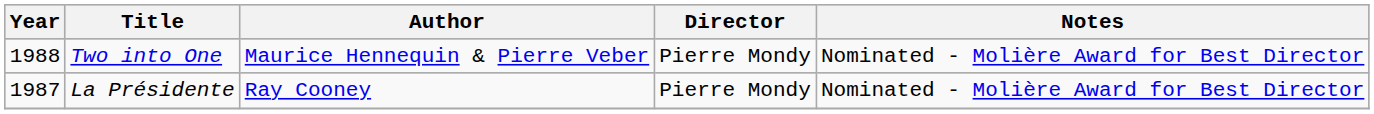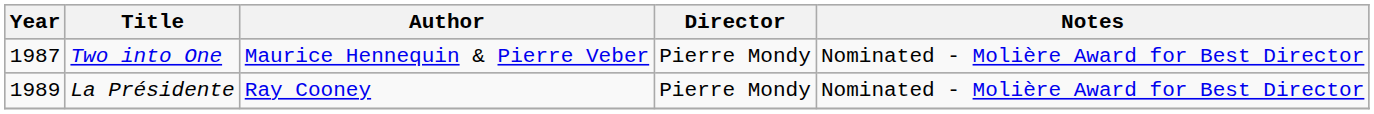(35, 56) 1988 -> (35, 56) 1987
(35, 91) 1987 -> (35, 91) 1989
